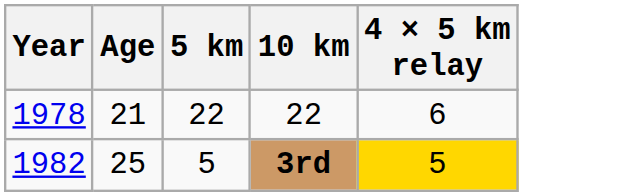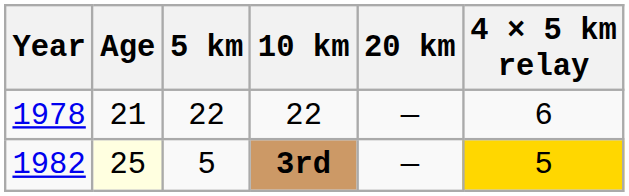+ column: (410, 48)
(128, 165) no background -> (128, 165) lightyellow background
